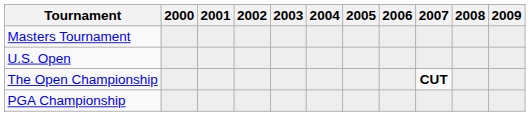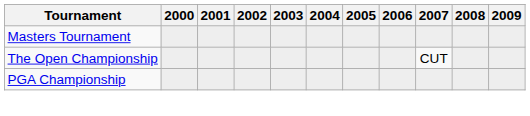- row: (39, 58)
(434, 80) bold -> (434, 58) normal
